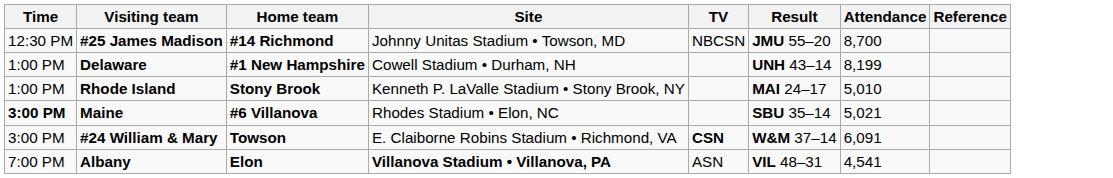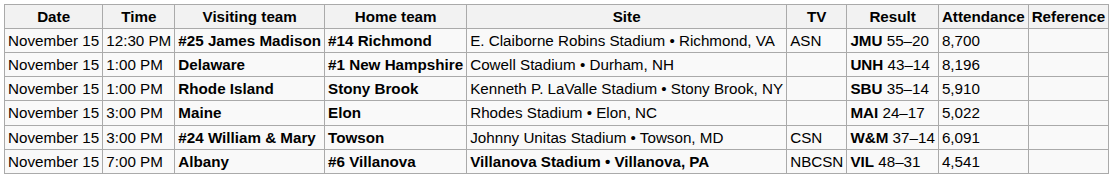+ column: (54, 17)
(499, 41) Johnny Unitas Stadium • Towson, MD -> (623, 41) E. Claiborne Robins Stadium • Richmond, VA
(719, 41) NBCSN -> (806, 41) ASN
(863, 65) 8,199 -> (961, 65) 8,196
(789, 89) MAI 24–17 -> (890, 89) SBU 35–14
(863, 89) 5,010 -> (961, 89) 5,910
(37, 113) bold -> (135, 113) normal
(274, 113) #6 Villanova -> (345, 113) Elon
(791, 113) SBU 35–14 -> (888, 113) MAI 24–17
(863, 113) 5,021 -> (961, 113) 5,022
(524, 137) E. Claiborne Robins Stadium • Richmond, VA -> (597, 137) Johnny Unitas Stadium • Towson, MD
(708, 137) bold -> (806, 137) normal
(246, 161) Elon -> (372, 161) #6 Villanova
(708, 161) ASN -> (817, 161) NBCSN
